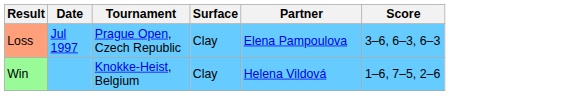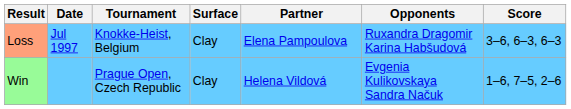+ column: (423, 14)
(138, 40) Prague Open, Czech Republic -> (133, 40) Knokke-Heist, Belgium
(133, 74) Knokke-Heist, Belgium -> (138, 81) Prague Open, Czech Republic
